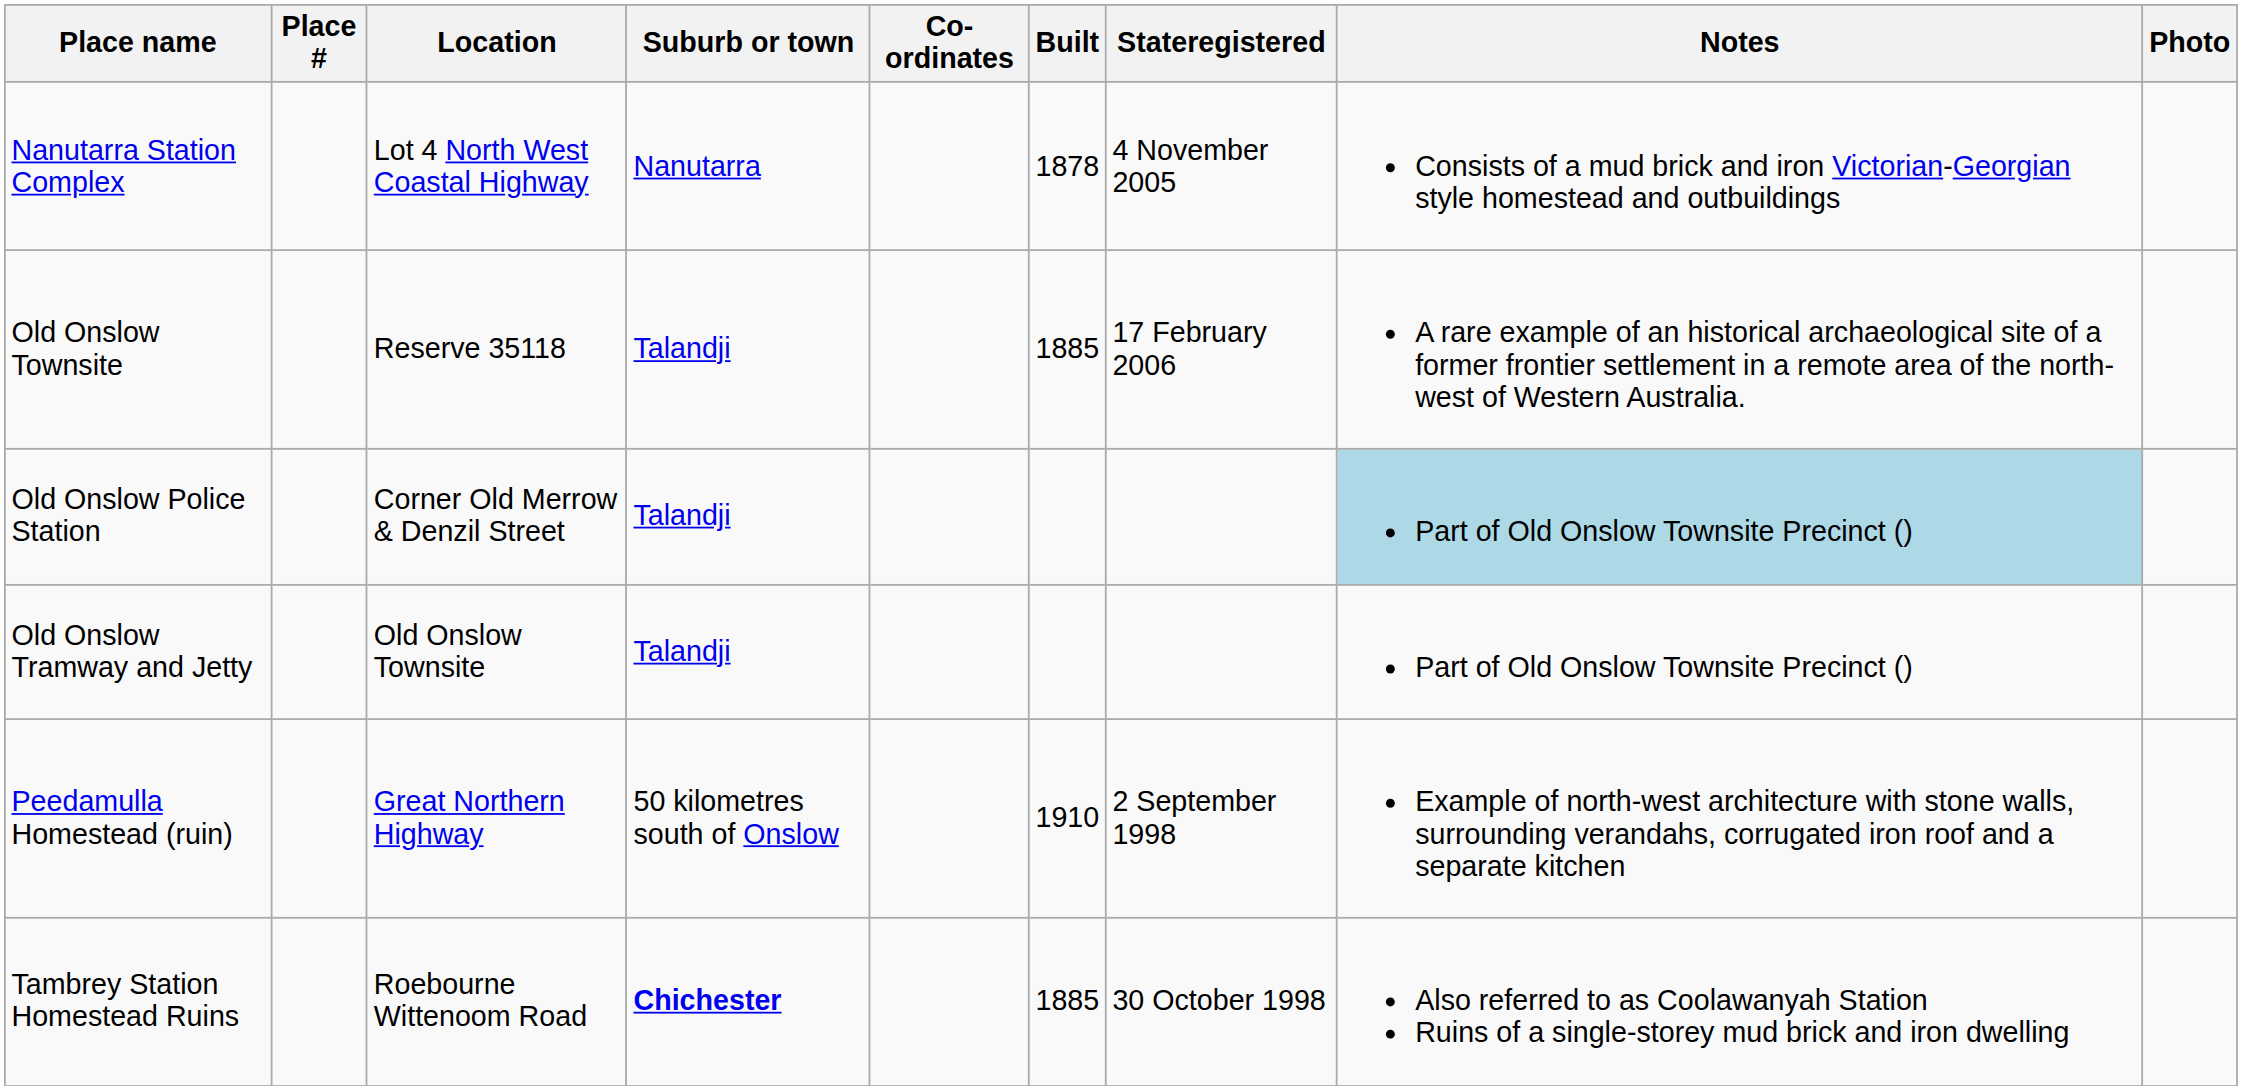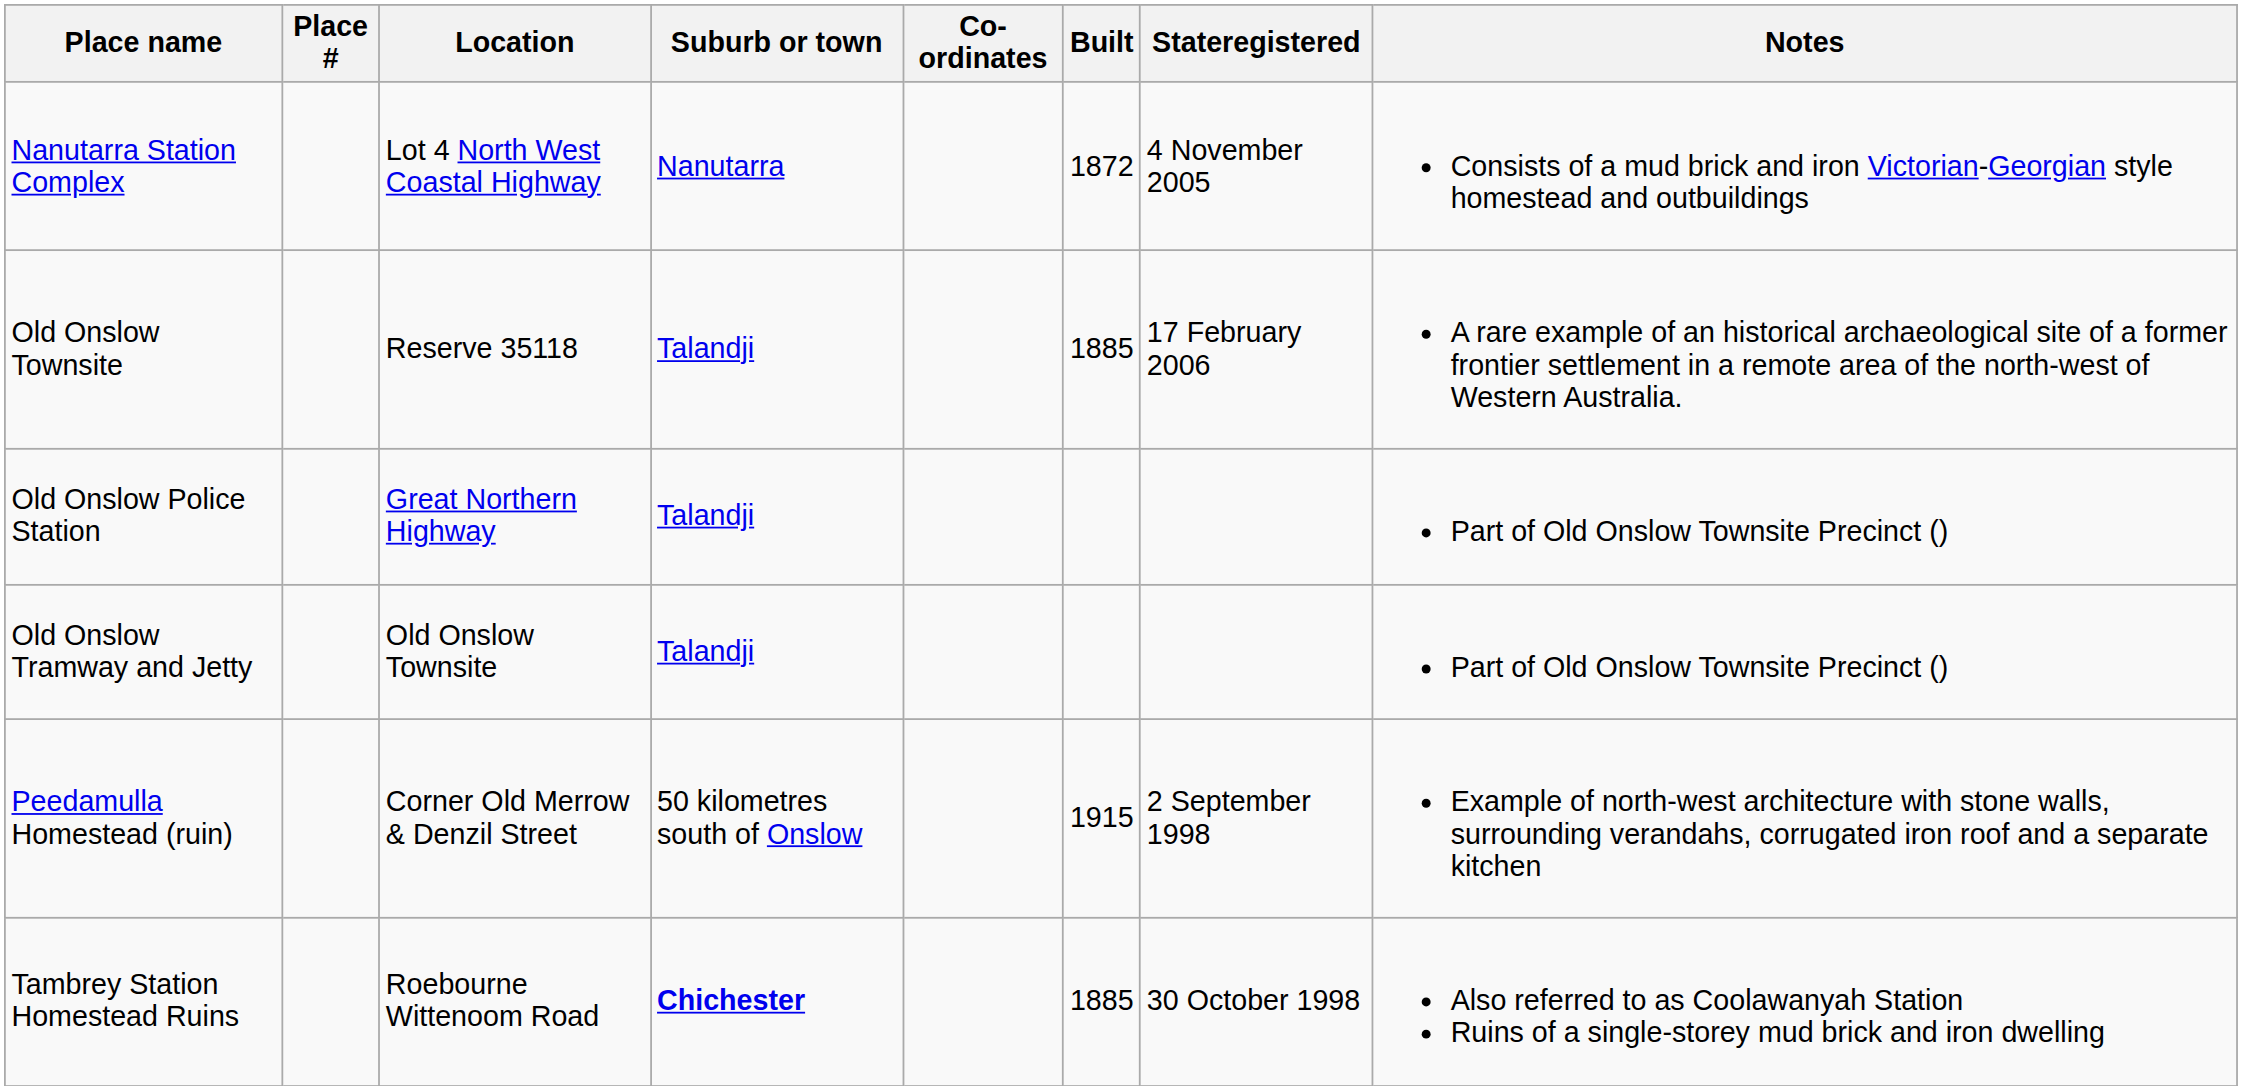- column: (2190, 43)
(1067, 165) 1878 -> (1102, 165) 1872
(496, 516) Corner Old Merrow & Denzil Street -> (481, 516) Great Northern Highway
(1740, 533) lightblue background -> (1805, 533) no background
(469, 818) Great Northern Highway -> (508, 818) Corner Old Merrow & Denzil Street
(1067, 818) 1910 -> (1102, 818) 1915
